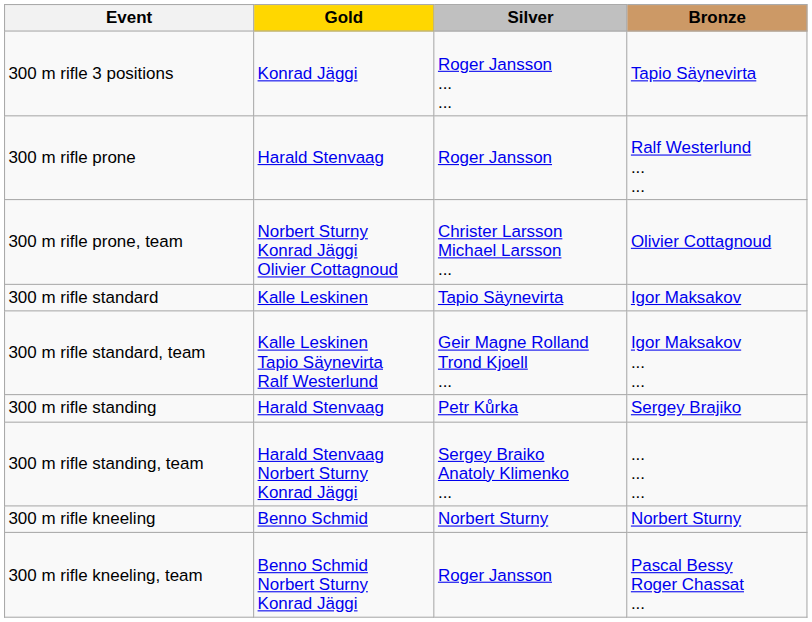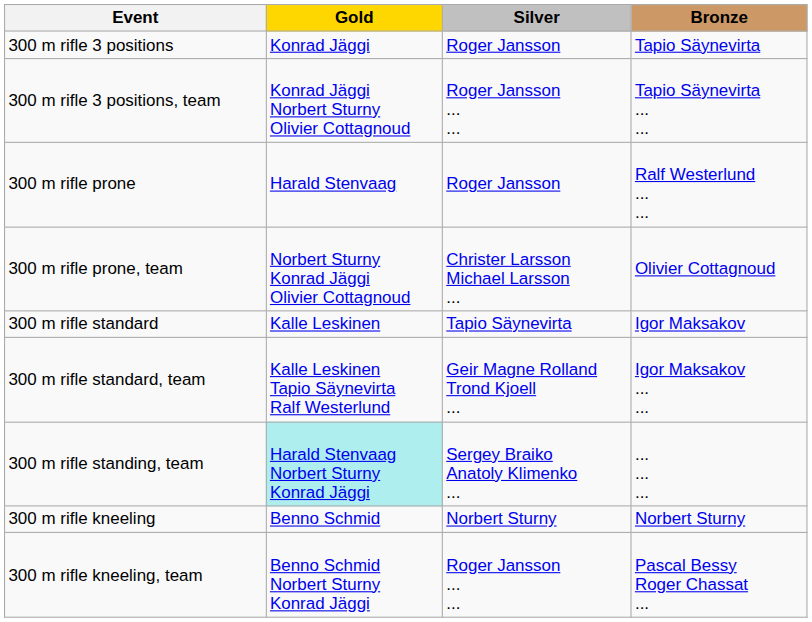(495, 83) Roger Jansson ... ... -> (503, 44) Roger Jansson
+ row: (114, 100)
- row: (82, 408)
(321, 473) no background -> (333, 473) paleturquoise background
(495, 574) Roger Jansson -> (503, 584) Roger Jansson ... ...
